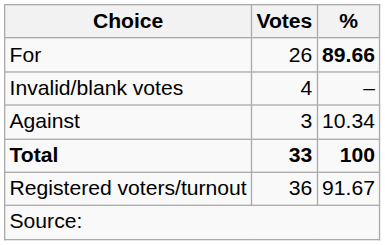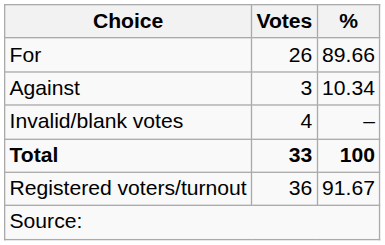(349, 54) bold -> (349, 54) normal
rows swapped: (45, 121) <-> (96, 88)
